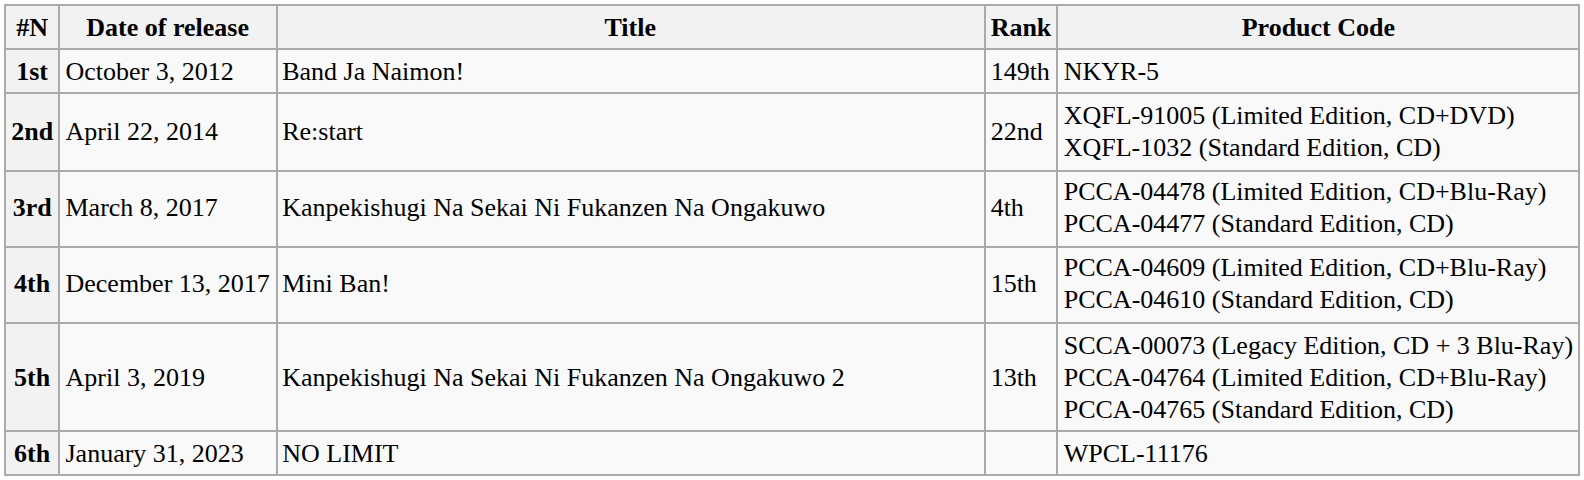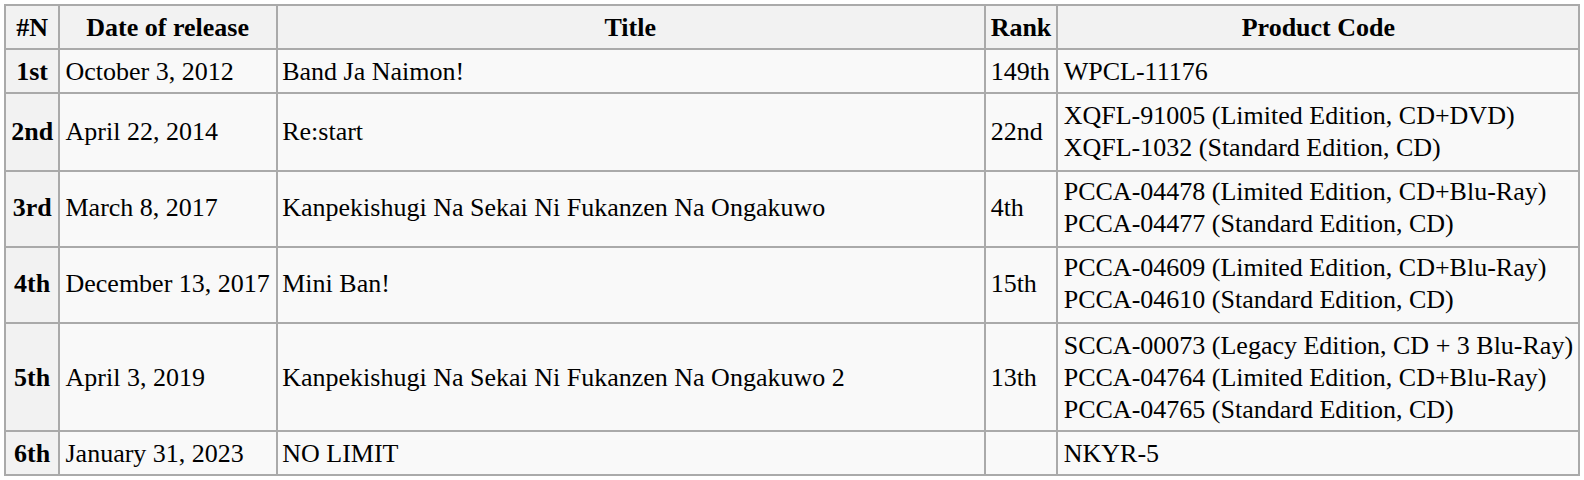(1111, 71) NKYR-5 -> (1136, 71) WPCL-11176
(1136, 452) WPCL-11176 -> (1111, 452) NKYR-5
